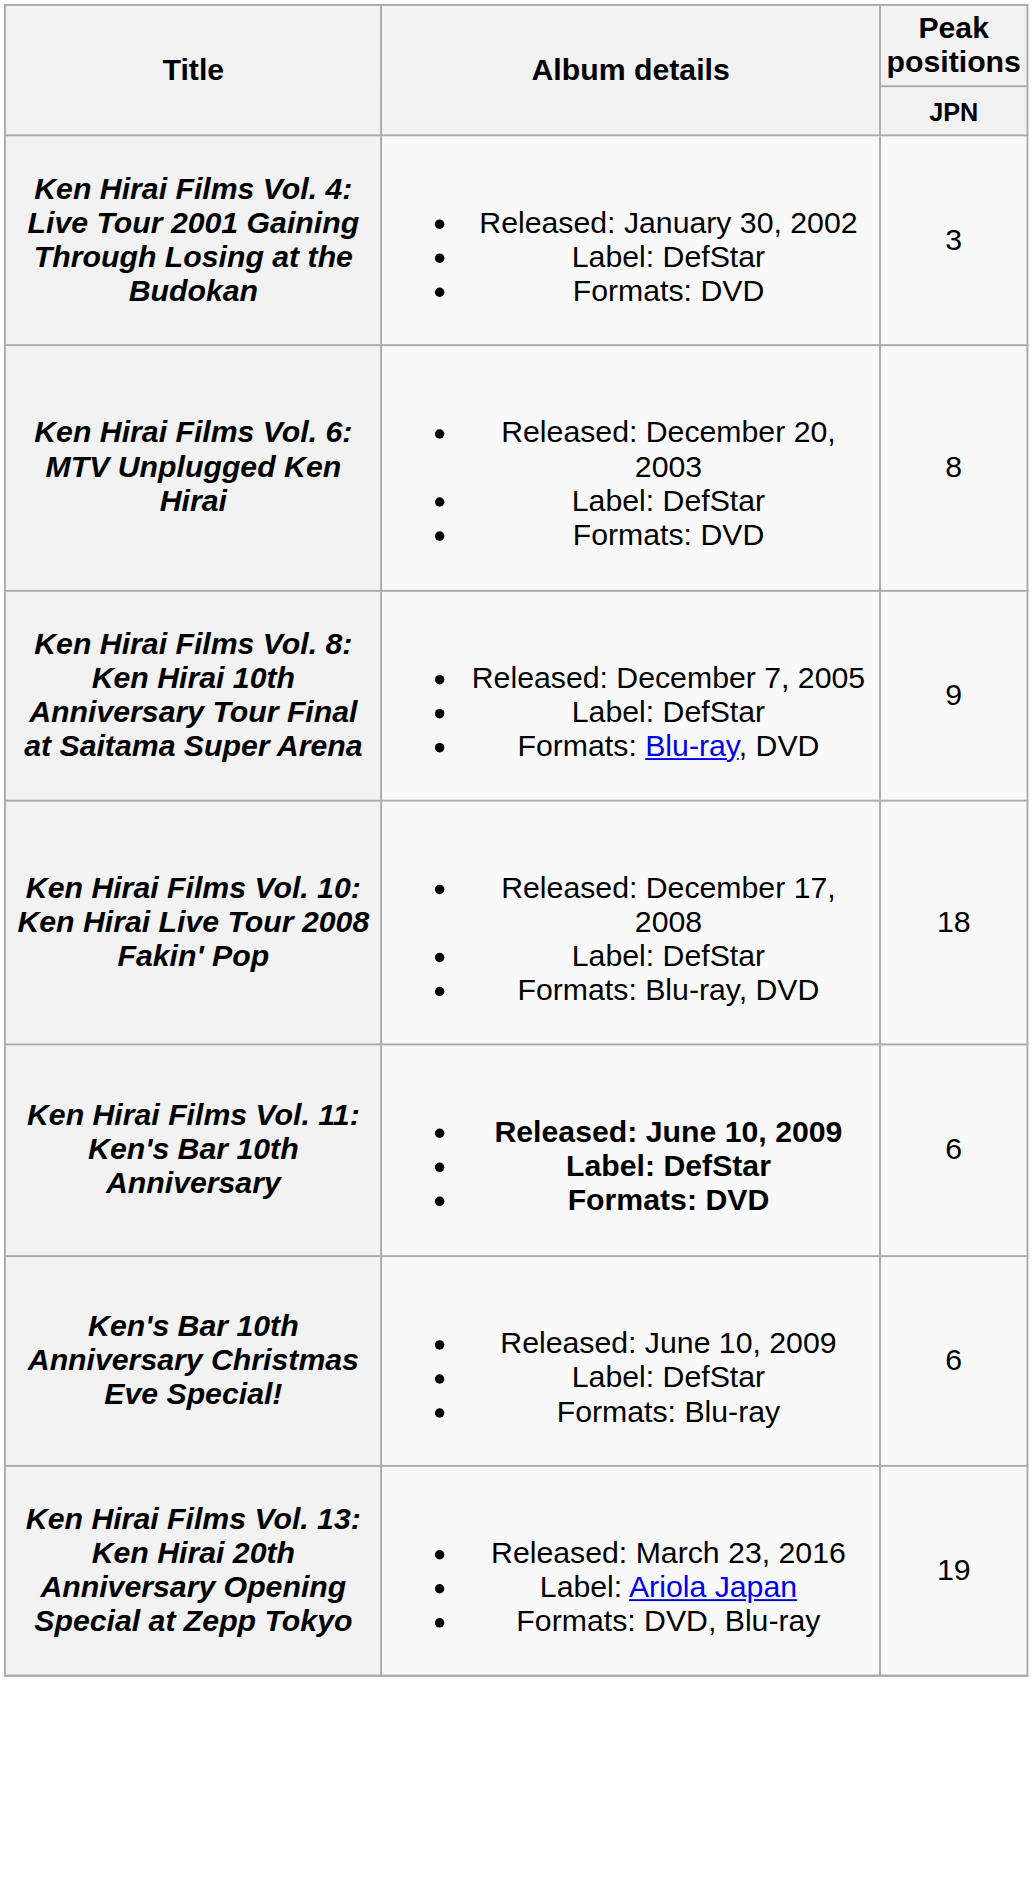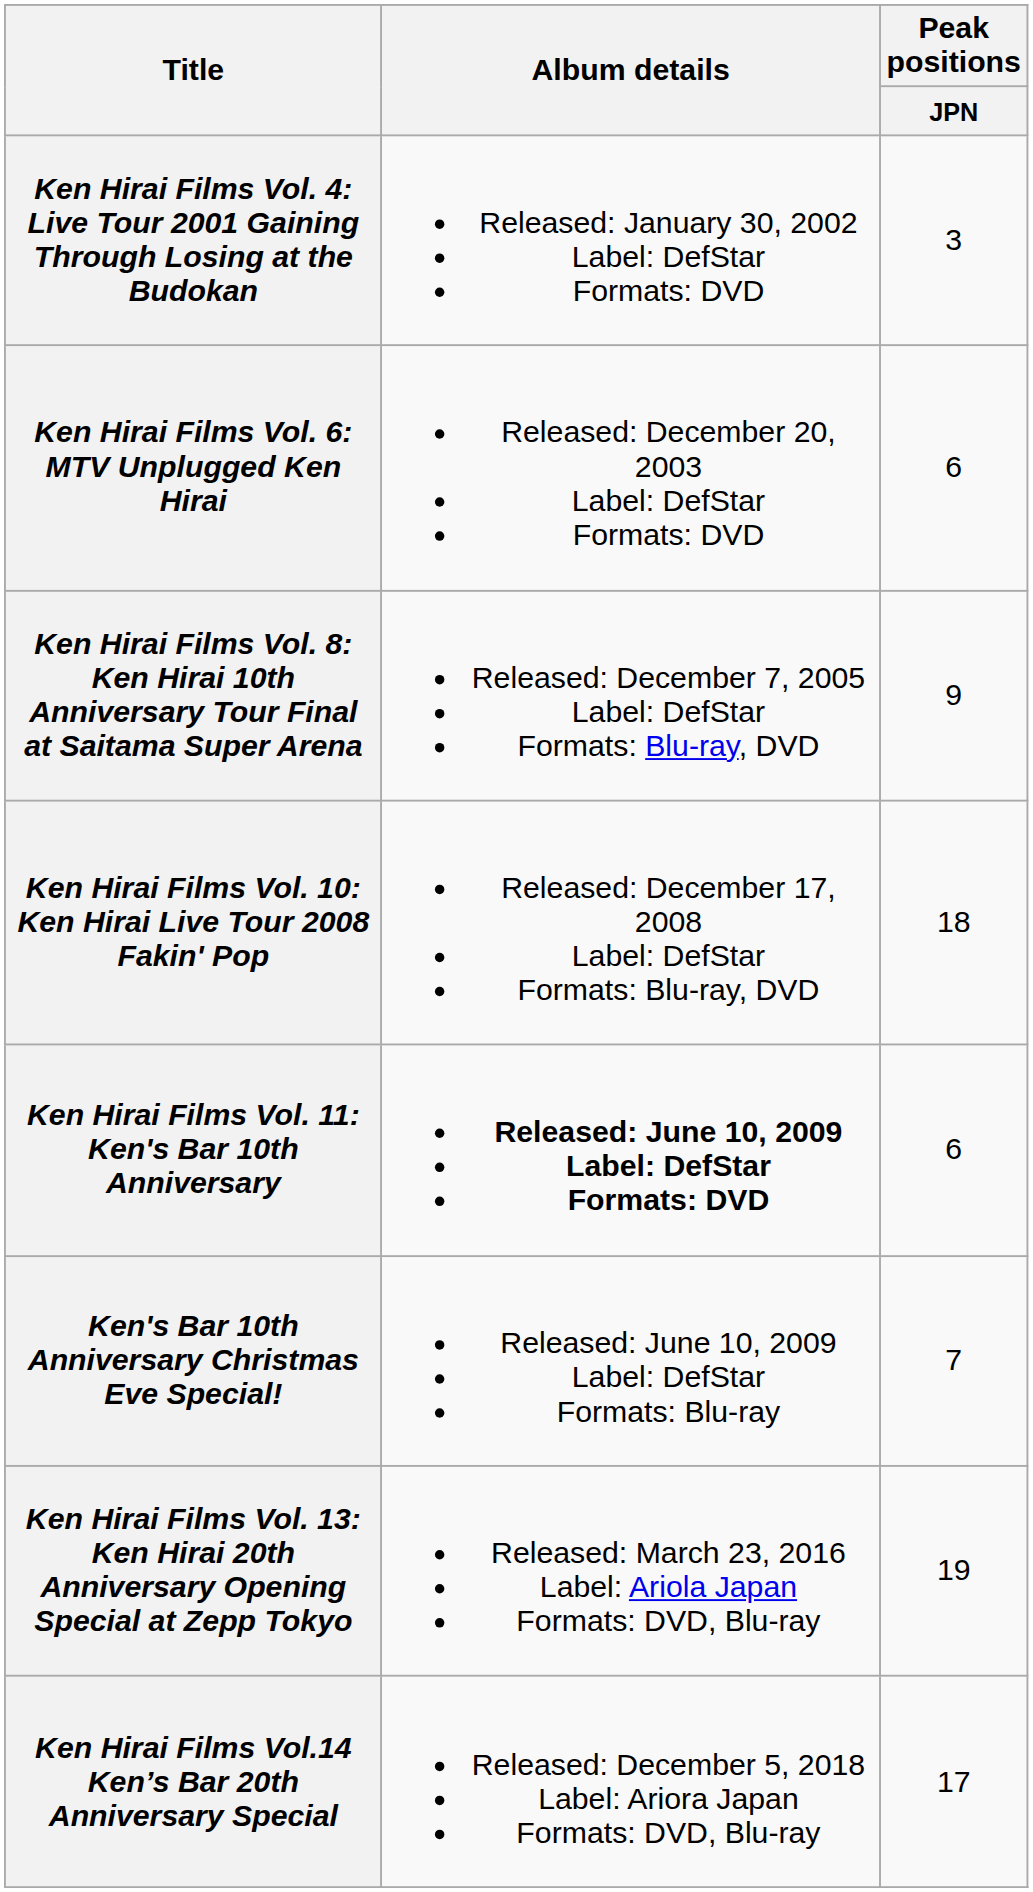(954, 467) 8 -> (954, 467) 6
(954, 1360) 6 -> (954, 1360) 7
+ row: (193, 1781)
